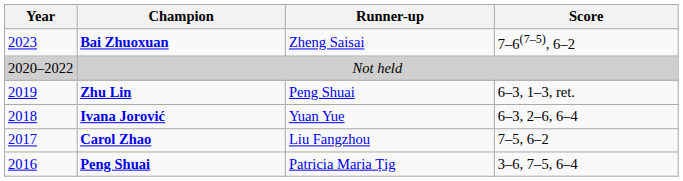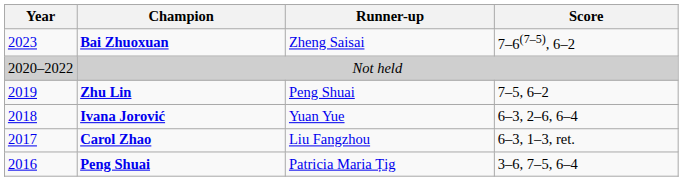(536, 92) 6–3, 1–3, ret. -> (523, 92) 7–5, 6–2
(523, 140) 7–5, 6–2 -> (536, 140) 6–3, 1–3, ret.
